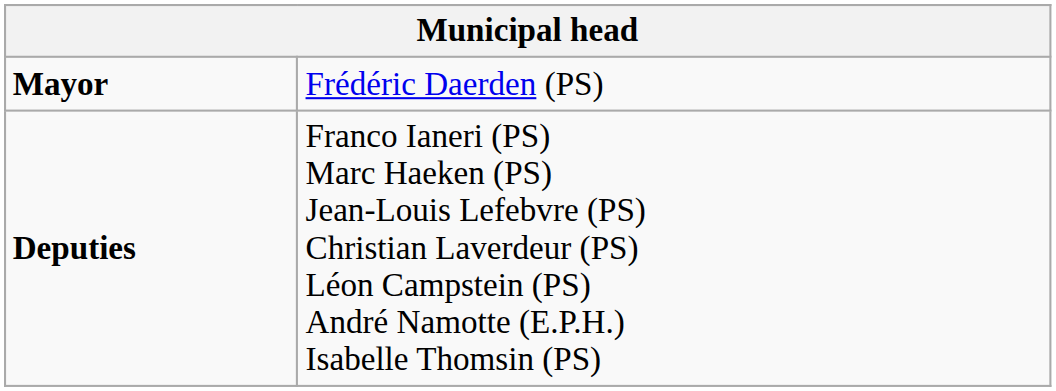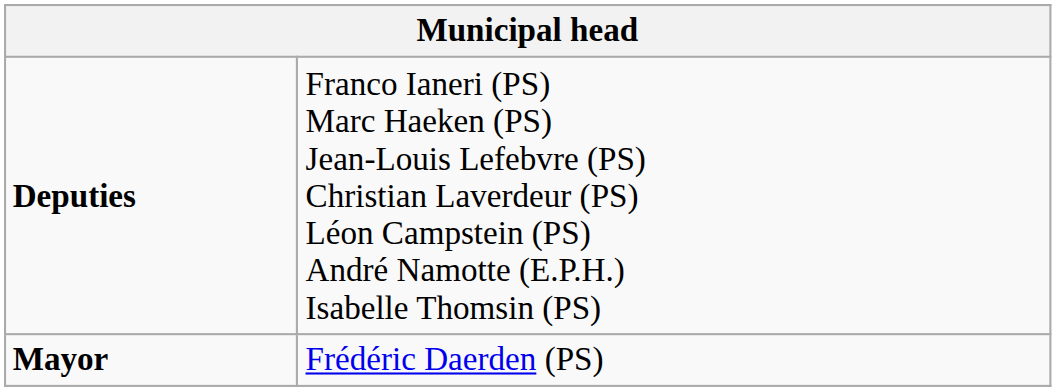rows swapped: (60, 83) <-> (74, 247)
